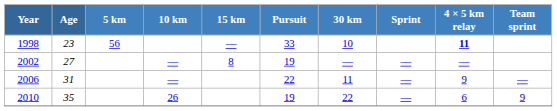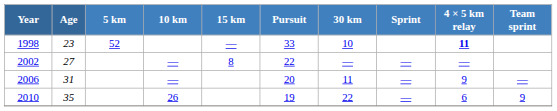(115, 44) 56 -> (115, 44) 52
(289, 61) 19 -> (289, 61) 22
(289, 79) 22 -> (289, 79) 20
